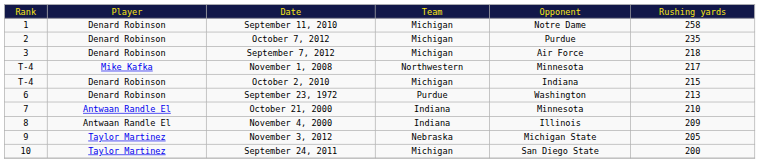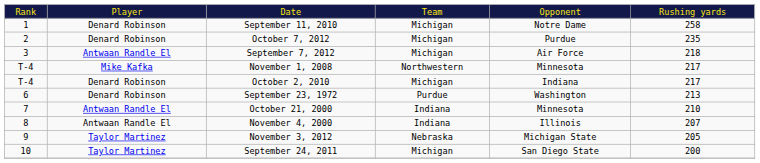(127, 53) Denard Robinson -> (127, 53) Antwaan Randle El
(693, 81) 215 -> (693, 81) 217
(693, 123) 209 -> (693, 123) 207
